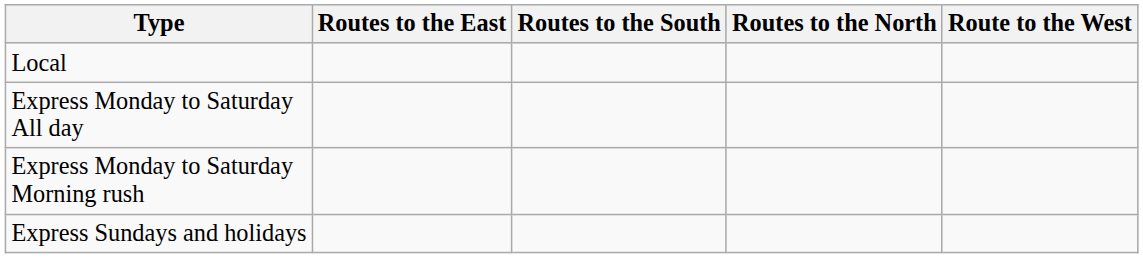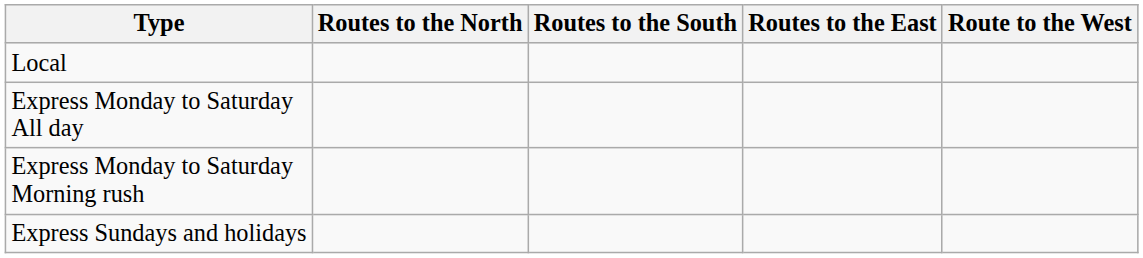columns swapped: (834, 23) <-> (412, 23)
